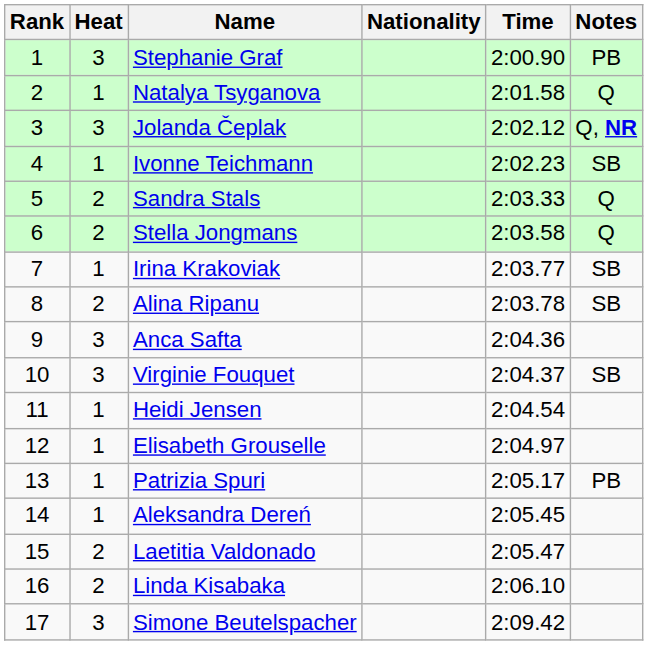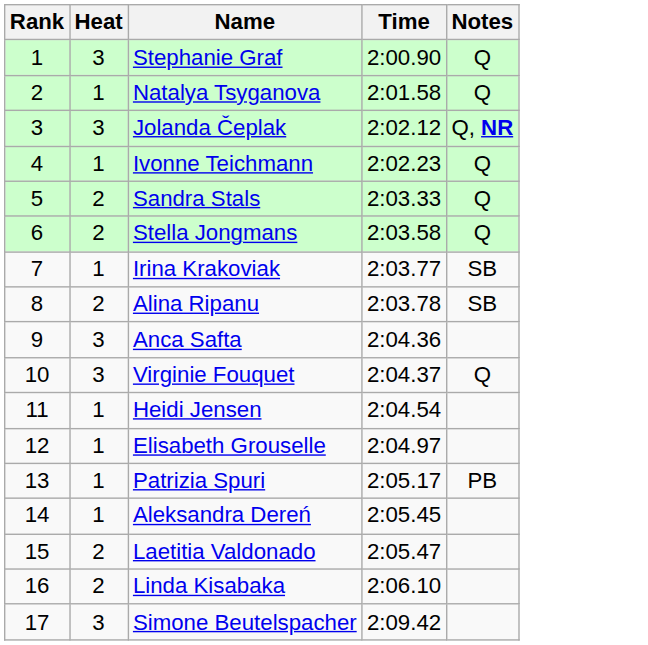- column: (424, 22)
(606, 57) PB -> (482, 57) Q
(606, 163) SB -> (482, 163) Q
(606, 374) SB -> (482, 374) Q
